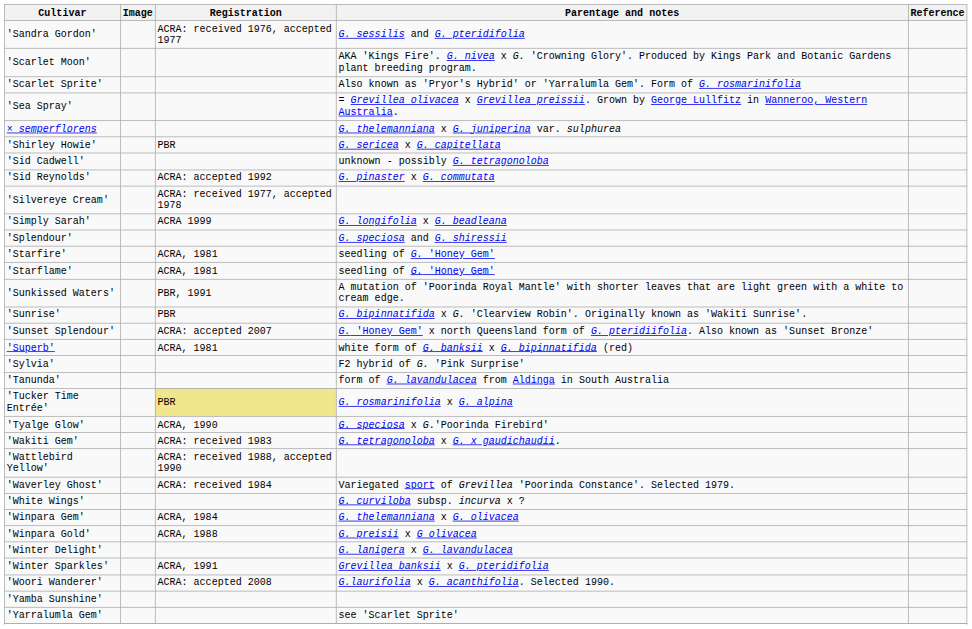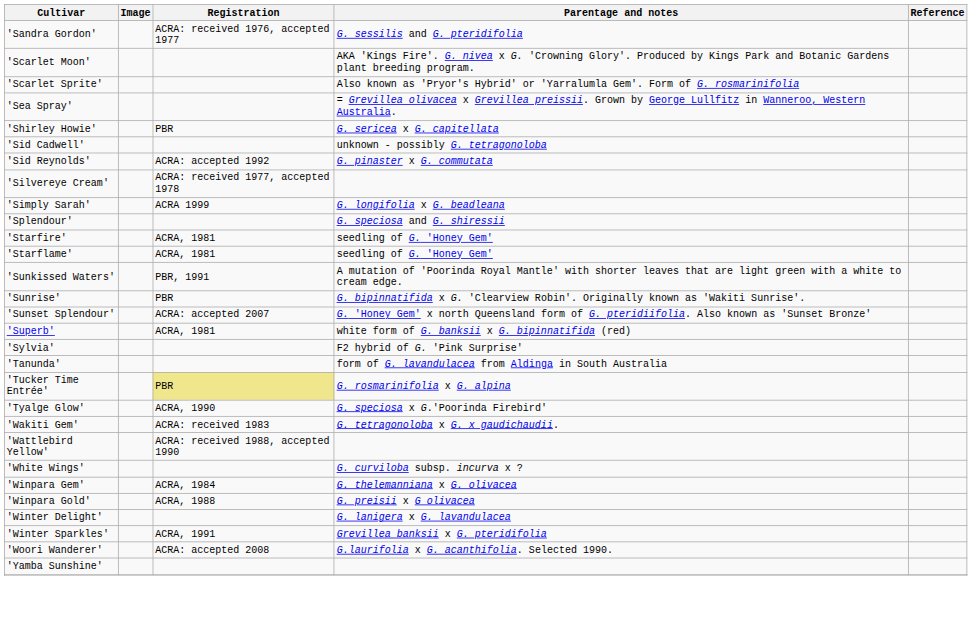- row: (52, 129)
- row: (55, 485)
- row: (55, 615)
